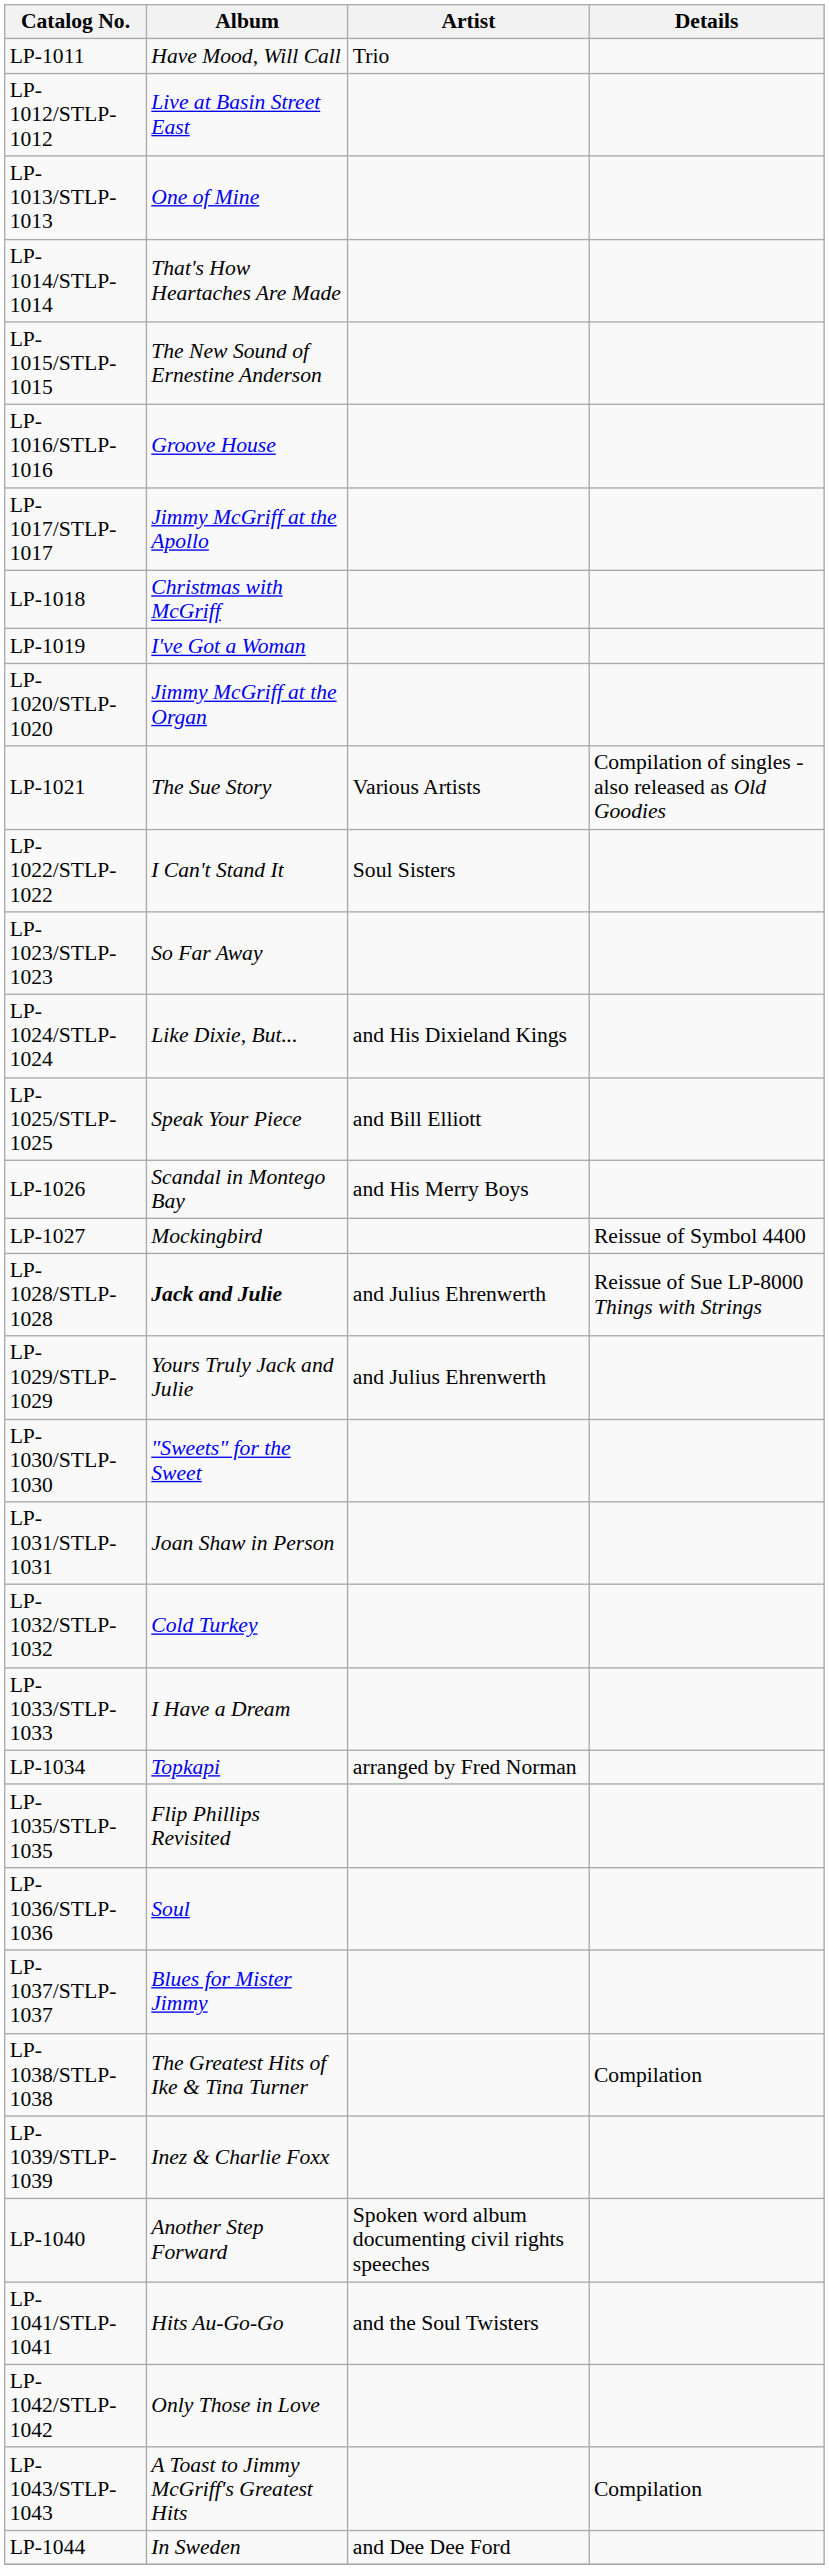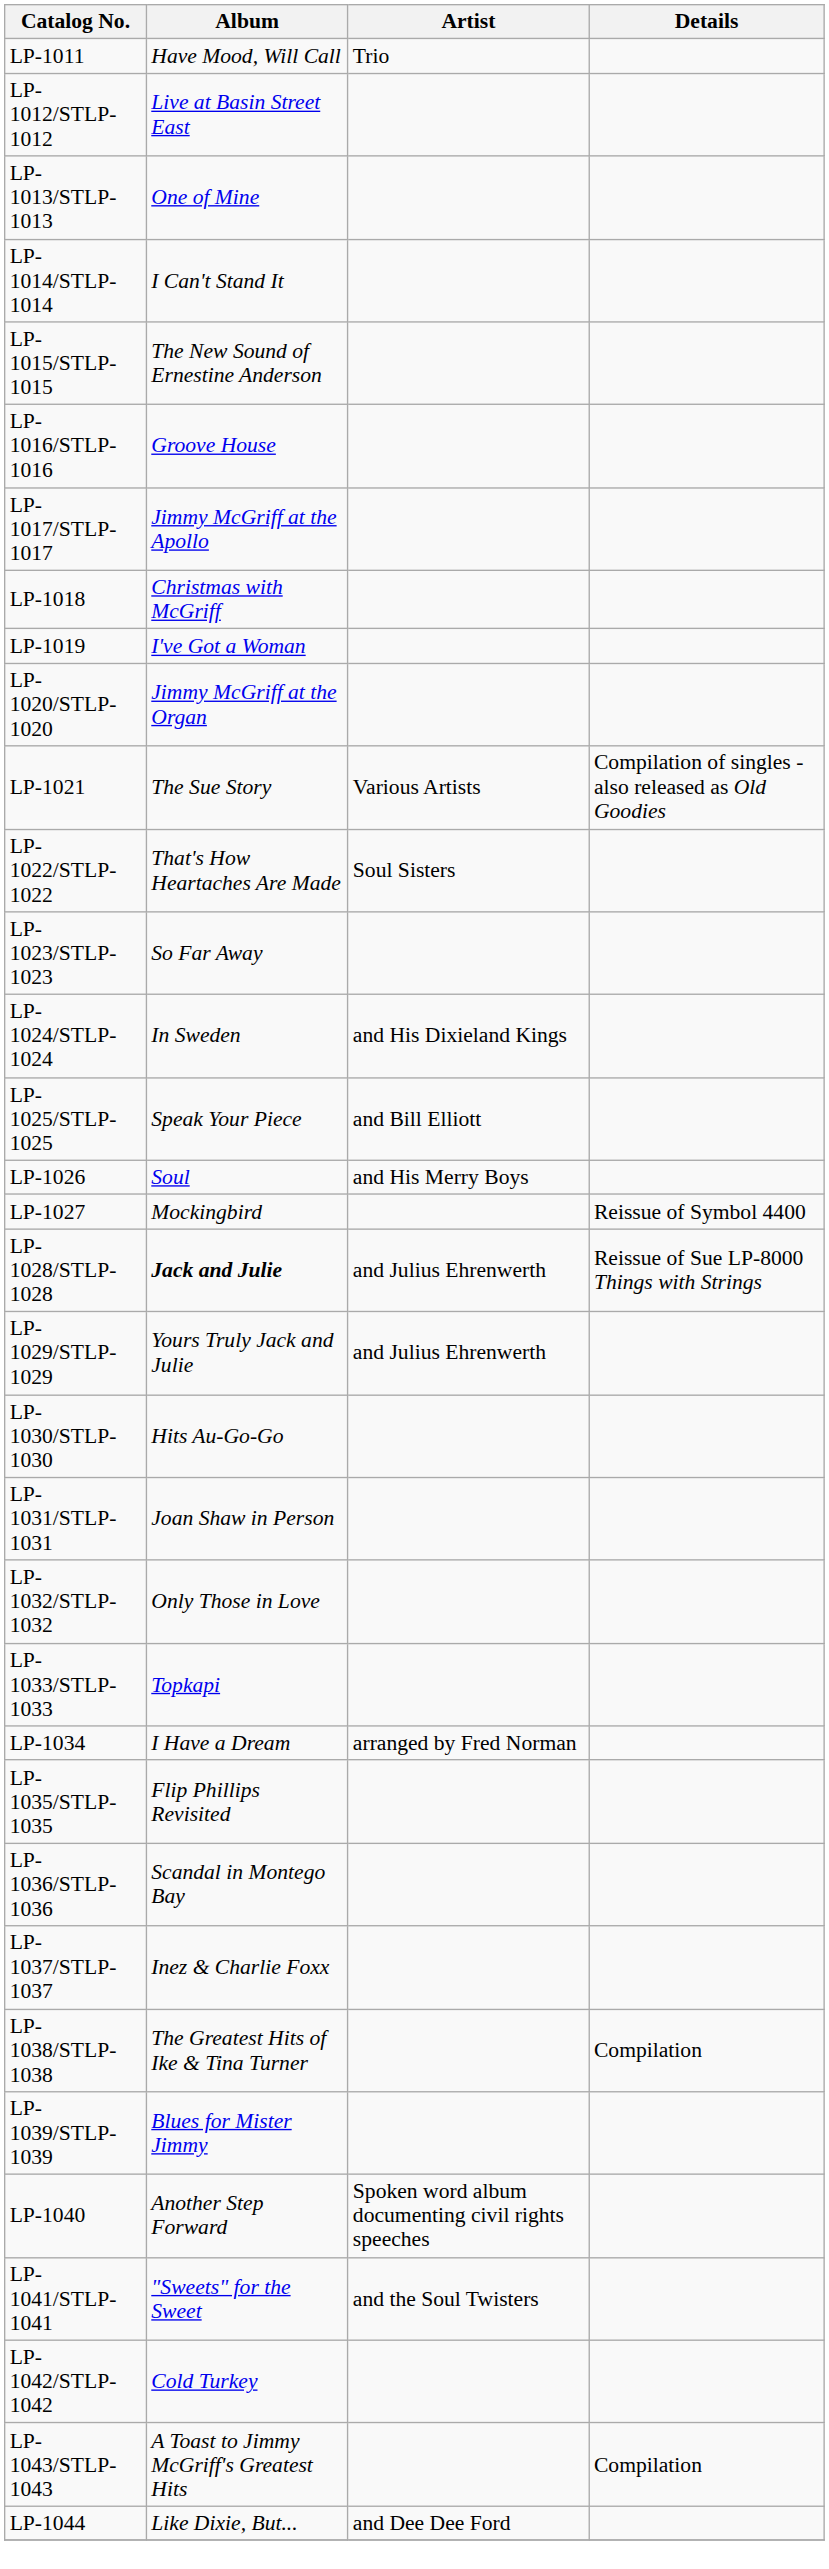(246, 280) That's How Heartaches Are Made -> (217, 280) I Can't Stand It
(217, 870) I Can't Stand It -> (246, 870) That's How Heartaches Are Made
(224, 1035) Like Dixie, But... -> (196, 1035) In Sweden
(238, 1189) Scandal in Montego Bay -> (170, 1177) Soul
(221, 1460) "Sweets" for the Sweet -> (217, 1435) Hits Au-Go-Go
(204, 1625) Cold Turkey -> (236, 1601) Only Those in Love
(221, 1708) I Have a Dream -> (186, 1684) Topkapi
(186, 1767) Topkapi -> (221, 1742) I Have a Dream
(170, 1908) Soul -> (238, 1884) Scandal in Montego Bay
(221, 1991) Blues for Mister Jimmy -> (240, 1967) Inez & Charlie Foxx
(240, 2157) Inez & Charlie Foxx -> (221, 2132) Blues for Mister Jimmy
(217, 2322) Hits Au-Go-Go -> (221, 2298) "Sweets" for the Sweet
(236, 2405) Only Those in Love -> (204, 2381) Cold Turkey
(196, 2547) In Sweden -> (224, 2522) Like Dixie, But...
